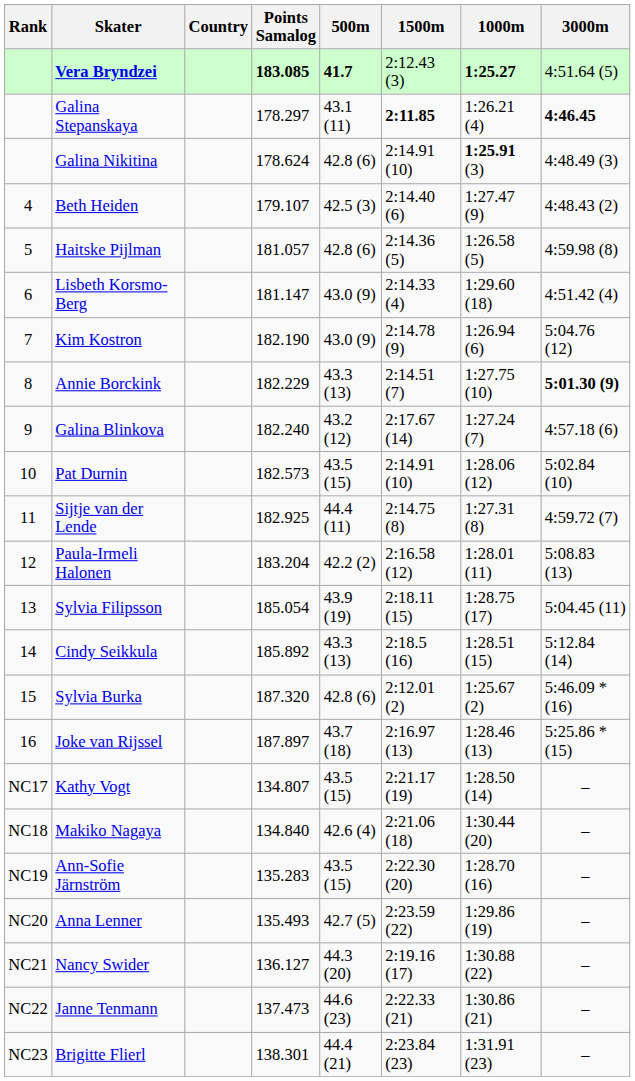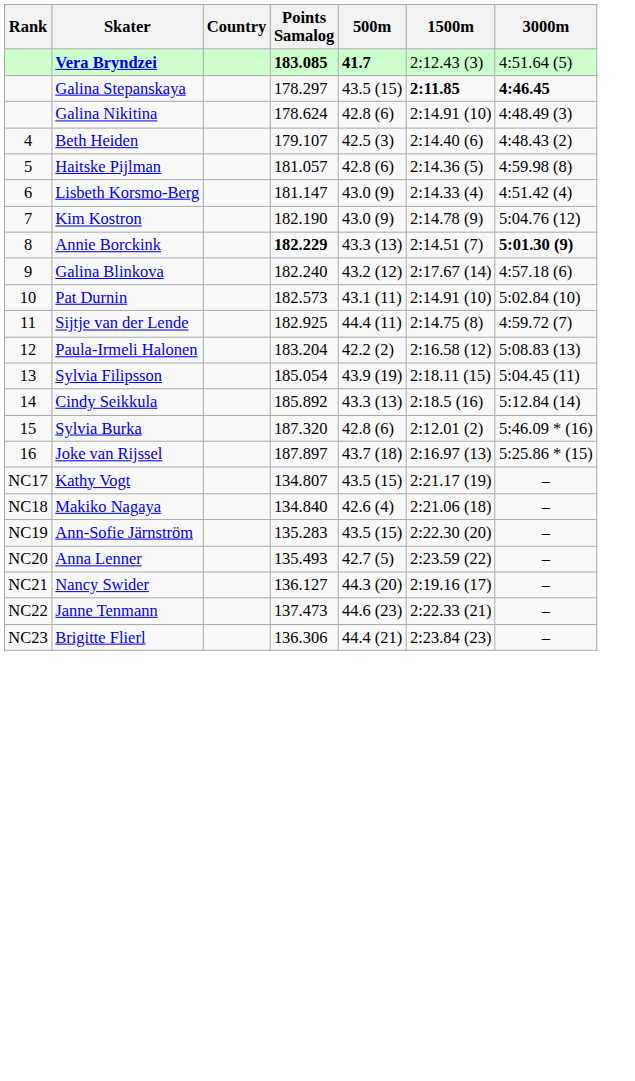- column: (501, 26)
(338, 116) 43.1 (11) -> (372, 88) 43.5 (15)
(282, 384) normal -> (301, 245) bold
(338, 473) 43.5 (15) -> (372, 297) 43.1 (11)
(282, 1054) 138.301 -> (301, 637) 136.306
